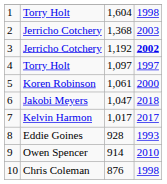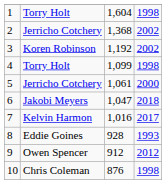(148, 30) 2003 -> (148, 30) 2002
(62, 48) Jerricho Cotchery -> (59, 48) Koren Robinson
(148, 48) bold -> (148, 48) normal
(119, 65) 1,097 -> (119, 65) 1,099
(148, 65) 1997 -> (148, 65) 1998
(59, 83) Koren Robinson -> (62, 83) Jerricho Cotchery
(119, 118) 1,017 -> (119, 118) 1,016
(115, 153) 914 -> (115, 153) 912
(148, 153) 2010 -> (148, 153) 2012
